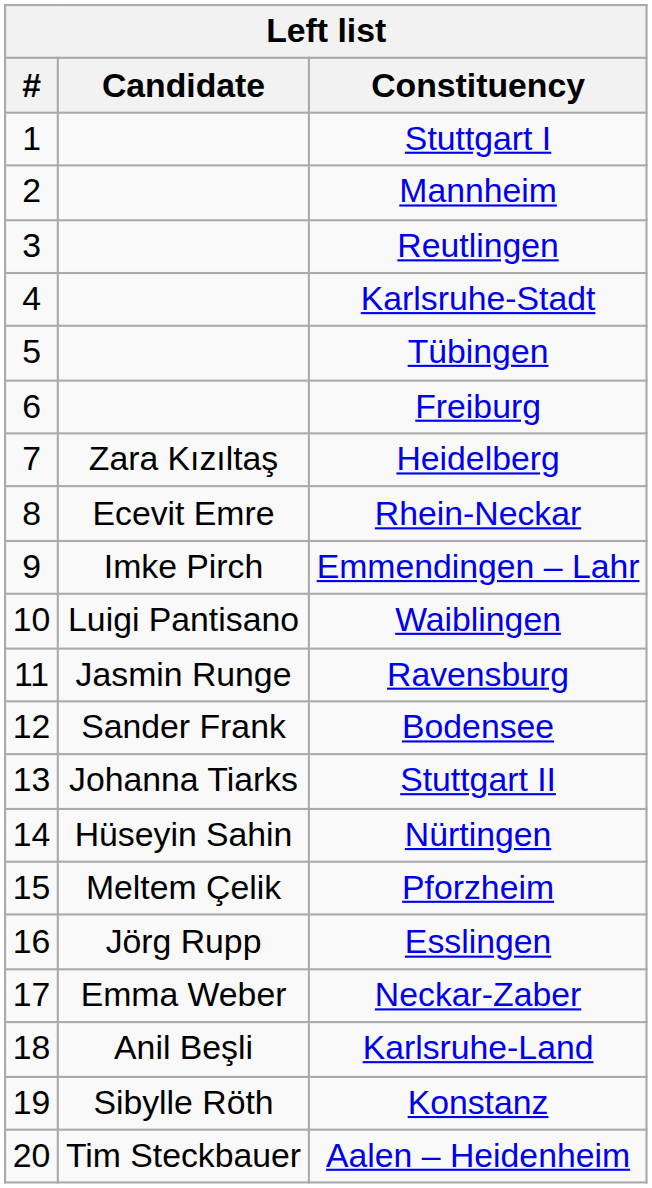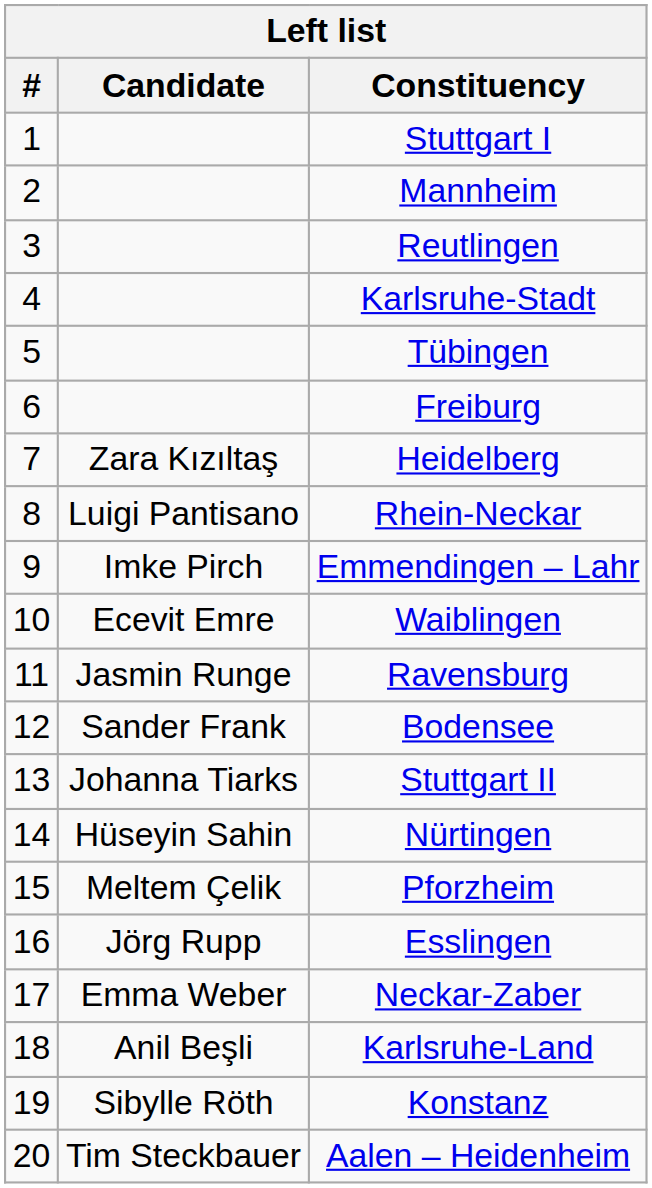(184, 513) Ecevit Emre -> (184, 513) Luigi Pantisano
(184, 620) Luigi Pantisano -> (184, 620) Ecevit Emre
